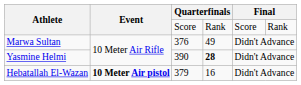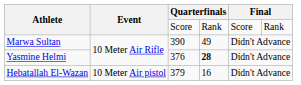(181, 42) 376 -> (177, 42) 390
(181, 57) 390 -> (177, 57) 376
(131, 73) bold -> (129, 73) normal
